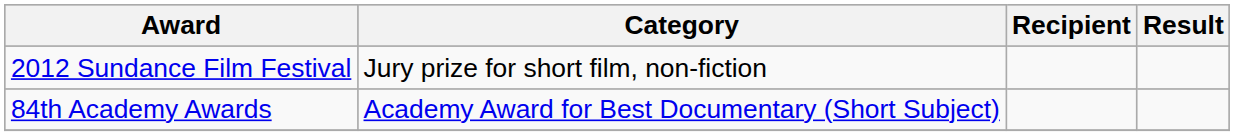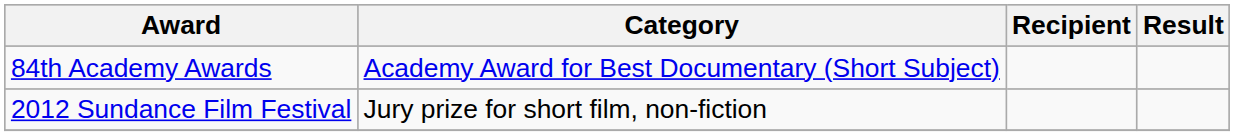rows swapped: (141, 109) <-> (181, 67)
